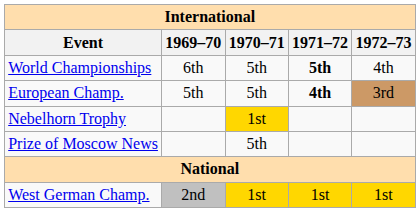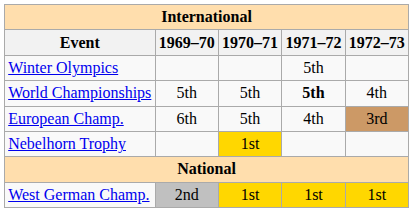+ row: (63, 67)
(193, 67) 6th -> (187, 93) 5th
(193, 93) 5th -> (187, 118) 6th
(320, 93) bold -> (313, 118) normal
- row: (83, 144)
